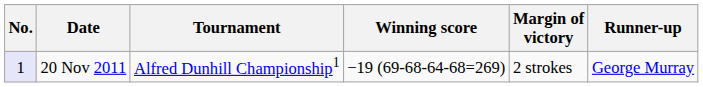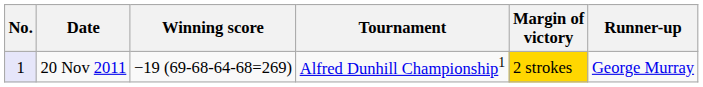columns swapped: (237, 28) <-> (426, 28)
(543, 66) no background -> (543, 66) gold background
